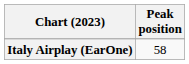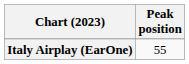(160, 49) 58 -> (160, 49) 55
